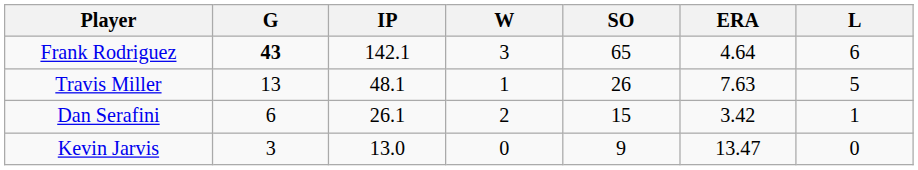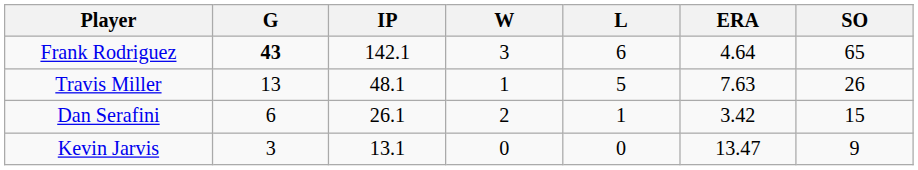columns swapped: (855, 20) <-> (621, 20)
(387, 148) 13.0 -> (387, 148) 13.1
